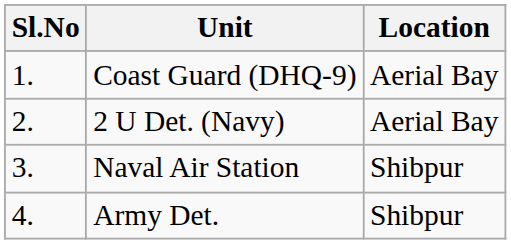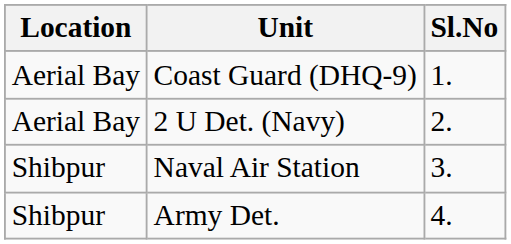columns swapped: (46, 27) <-> (434, 27)
